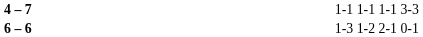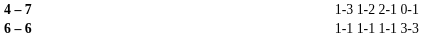(377, 9) 1-1 1-1 1-1 3-3 -> (377, 9) 1-3 1-2 2-1 0-1
(377, 29) 1-3 1-2 2-1 0-1 -> (377, 29) 1-1 1-1 1-1 3-3
